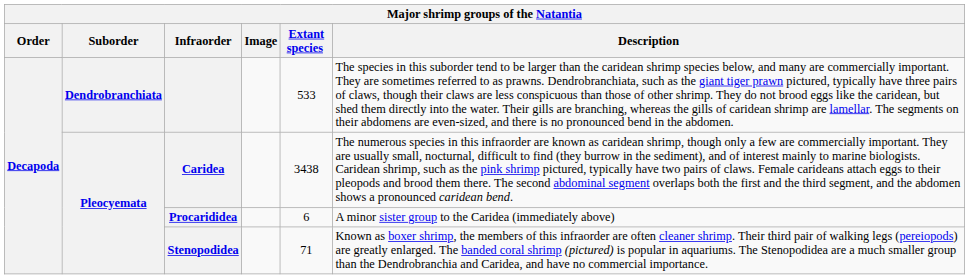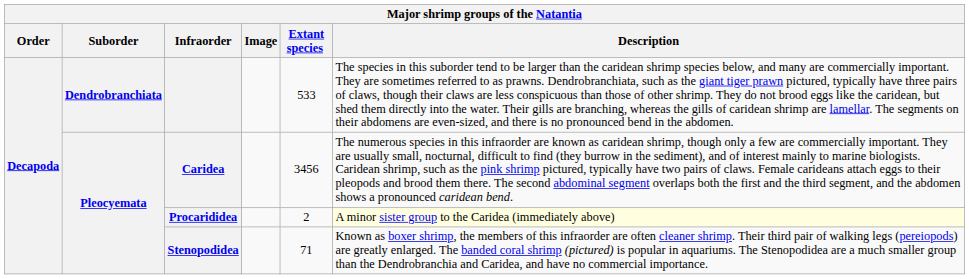(306, 169) 3438 -> (306, 169) 3456
(306, 217) 6 -> (306, 217) 2
(475, 217) no background -> (475, 217) lightyellow background
